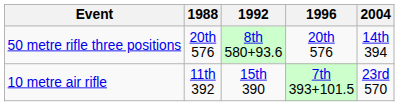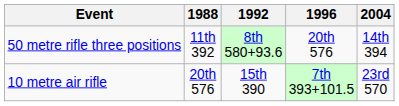(203, 44) 20th 576 -> (203, 44) 11th 392
(203, 82) 11th 392 -> (203, 82) 20th 576
